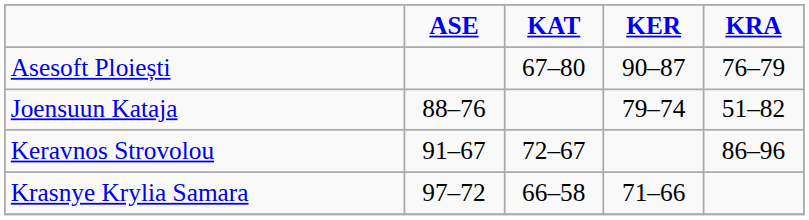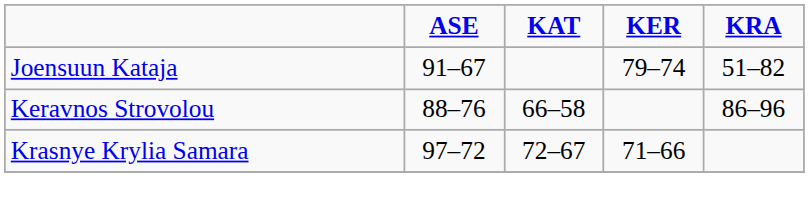- row: (91, 67)
(454, 109) 88–76 -> (454, 67) 91–67
(454, 151) 91–67 -> (454, 109) 88–76
(554, 151) 72–67 -> (554, 109) 66–58
(554, 192) 66–58 -> (554, 151) 72–67
